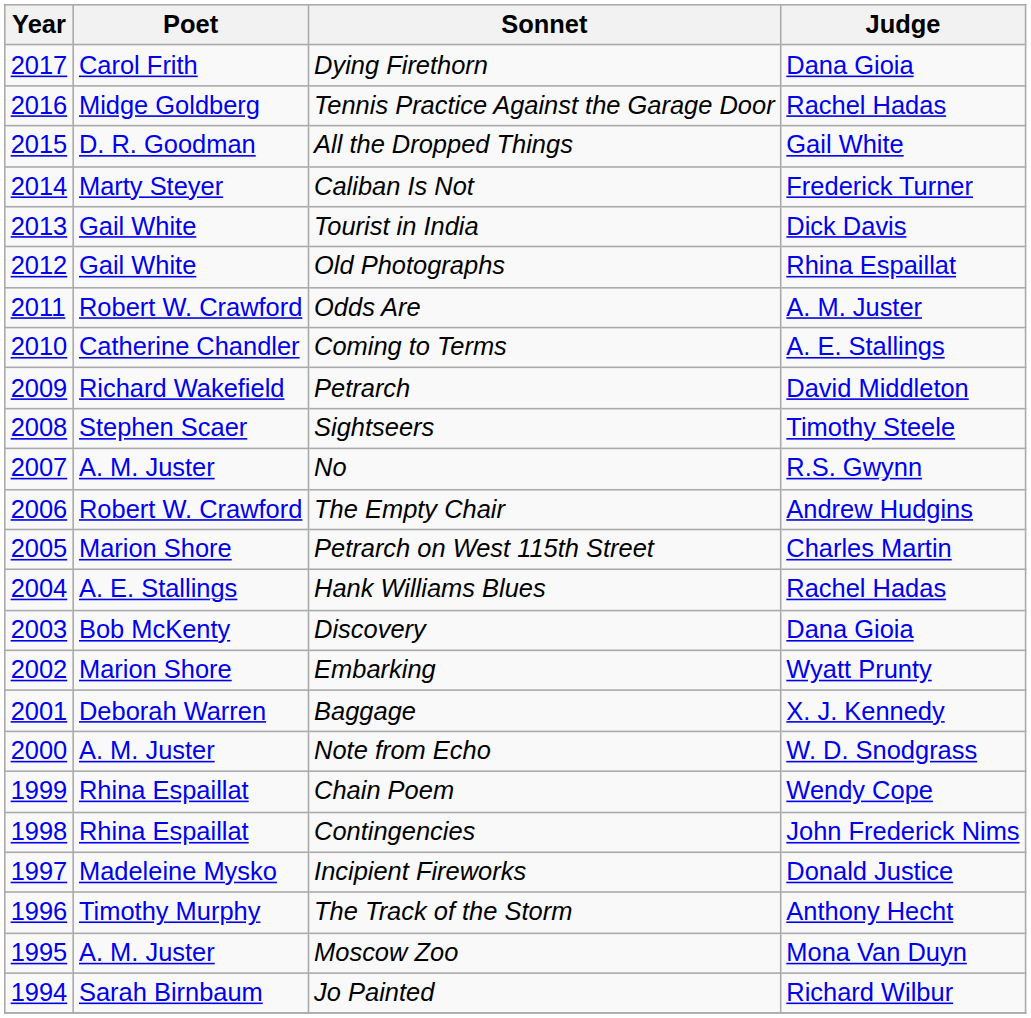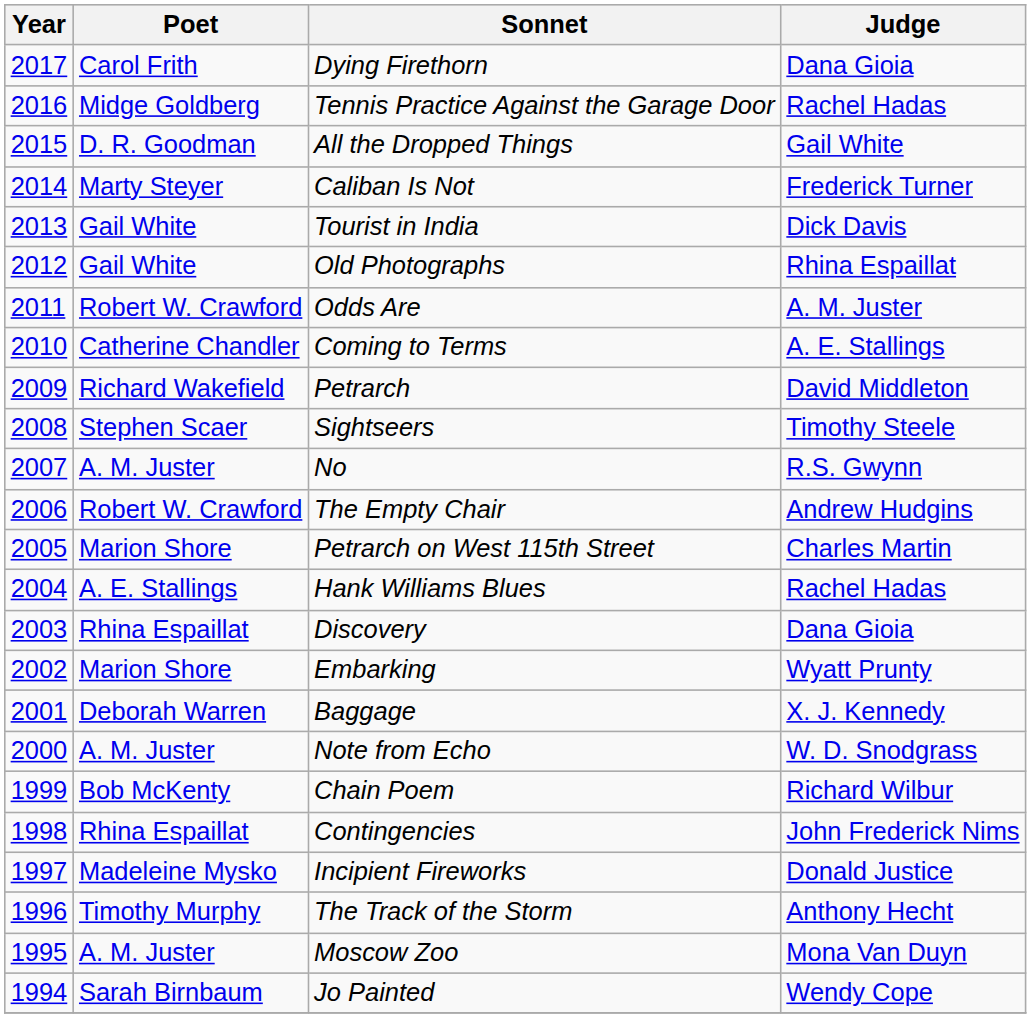(155, 629) Bob McKenty -> (164, 629) Rhina Espaillat
(164, 791) Rhina Espaillat -> (155, 791) Bob McKenty
(860, 791) Wendy Cope -> (870, 791) Richard Wilbur
(870, 992) Richard Wilbur -> (860, 992) Wendy Cope
